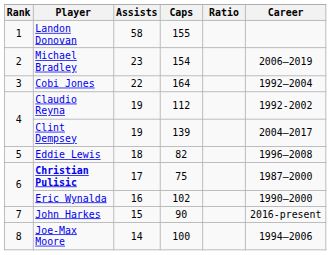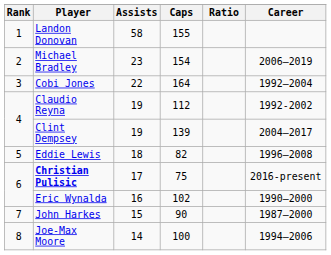(286, 176) 1987–2000 -> (286, 176) 2016-present
(286, 214) 2016-present -> (286, 214) 1987–2000
